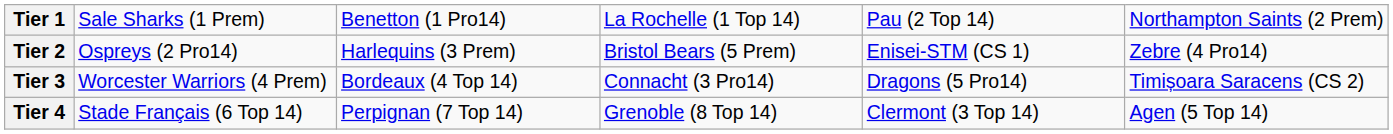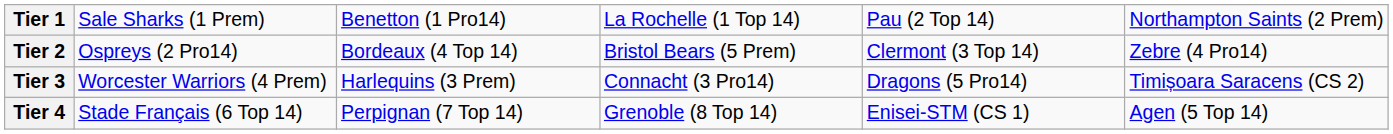(428, 50) Harlequins (3 Prem) -> (429, 50) Bordeaux (4 Top 14)
(948, 50) Enisei-STM (CS 1) -> (953, 50) Clermont (3 Top 14)
(429, 81) Bordeaux (4 Top 14) -> (428, 81) Harlequins (3 Prem)
(953, 112) Clermont (3 Top 14) -> (948, 112) Enisei-STM (CS 1)
